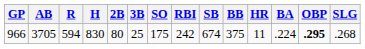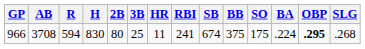columns swapped: (259, 14) <-> (159, 14)
(44, 33) 3705 -> (44, 33) 3708
(185, 33) 242 -> (185, 33) 241
